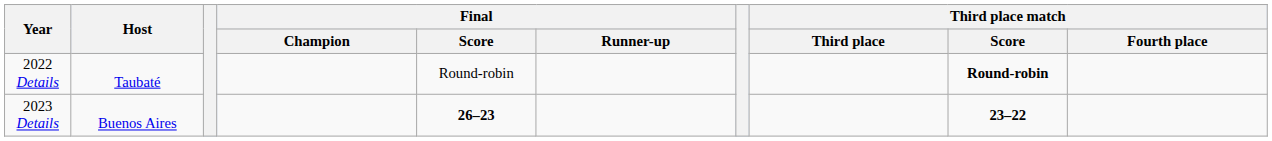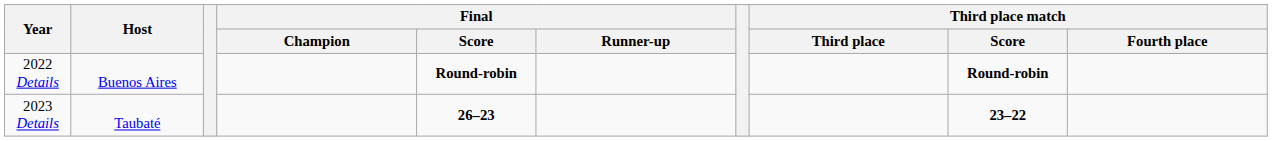(137, 82) Taubaté -> (137, 82) Buenos Aires
(476, 74) normal -> (476, 74) bold
(137, 124) Buenos Aires -> (137, 124) Taubaté
